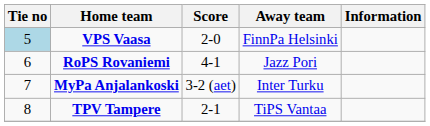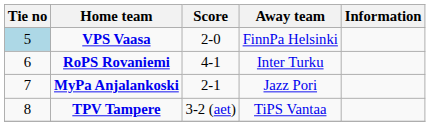(290, 62) Jazz Pori -> (290, 62) Inter Turku
(211, 86) 3-2 (aet) -> (211, 86) 2-1
(290, 86) Inter Turku -> (290, 86) Jazz Pori
(211, 109) 2-1 -> (211, 109) 3-2 (aet)
